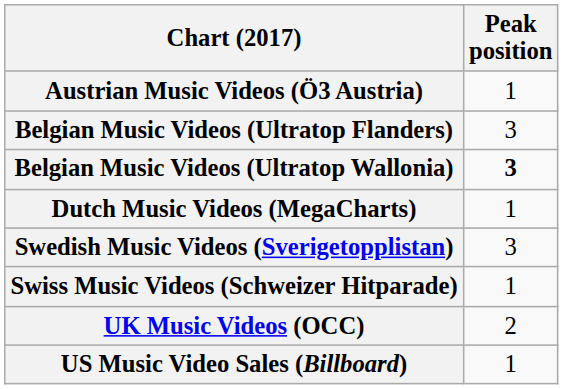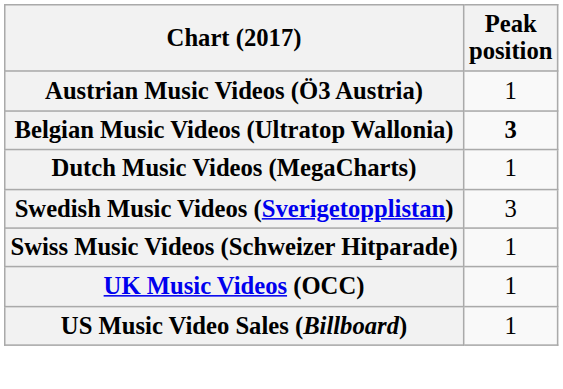- row: (234, 129)
(511, 325) 2 -> (511, 286) 1
